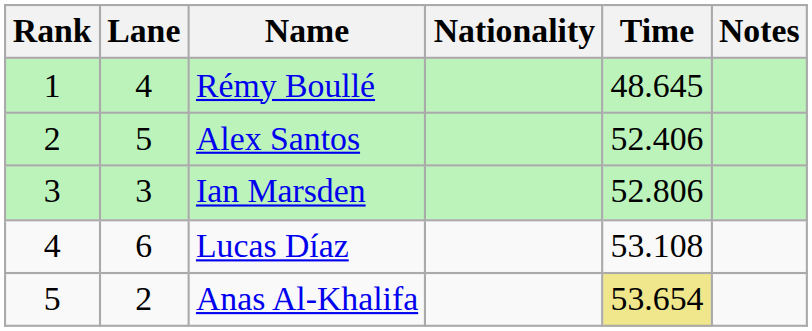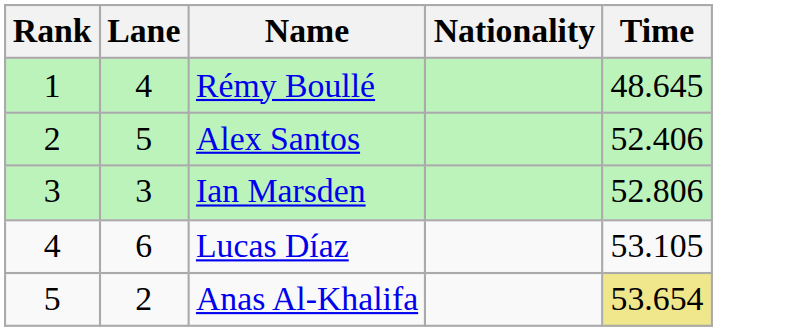- column: (759, 31)
(657, 245) 53.108 -> (657, 245) 53.105
